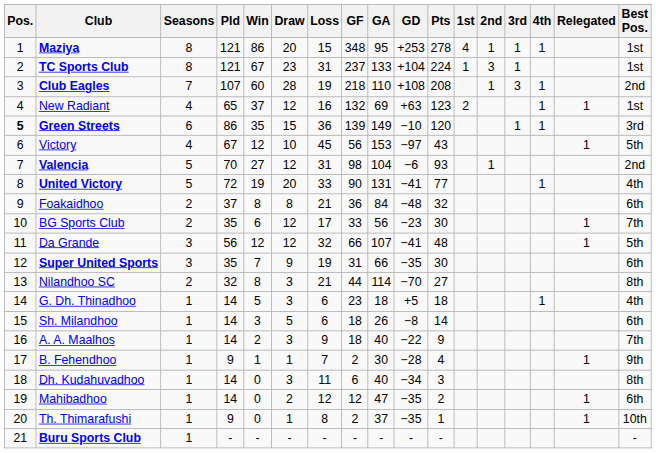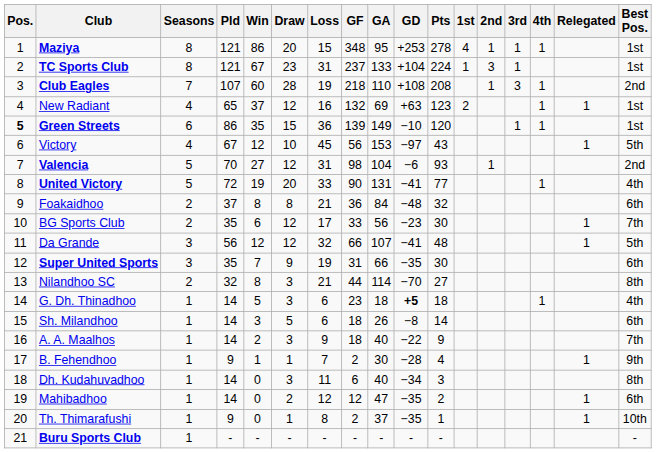(635, 125) 3rd -> (635, 125) 1st
(411, 301) normal -> (411, 301) bold
